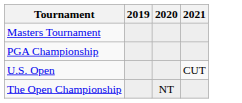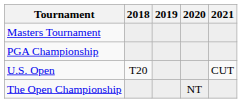+ column: (138, 14)
